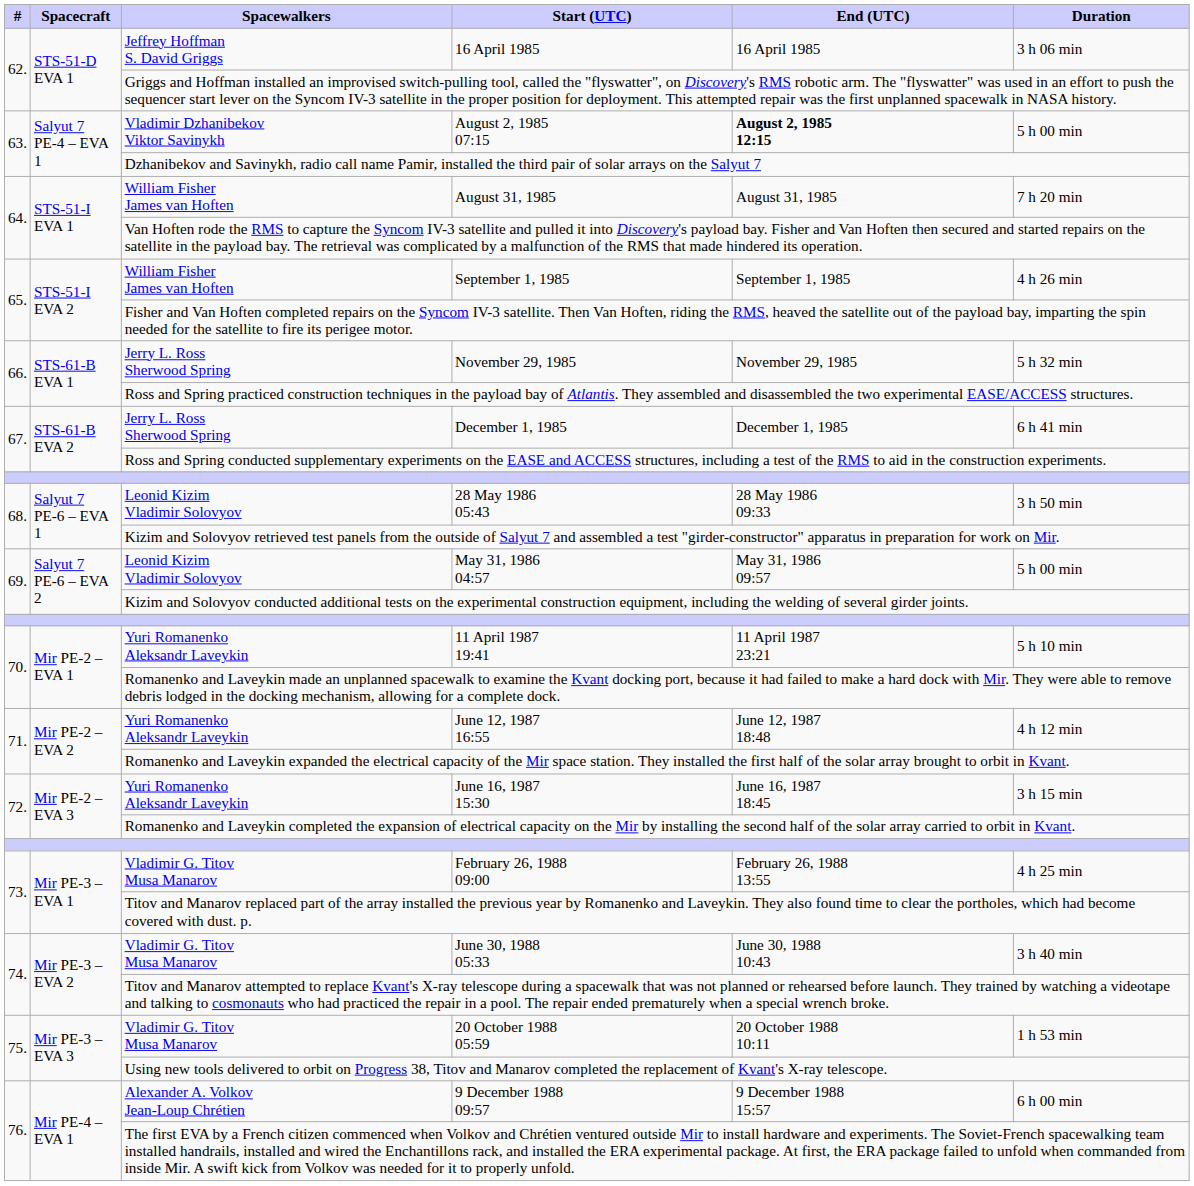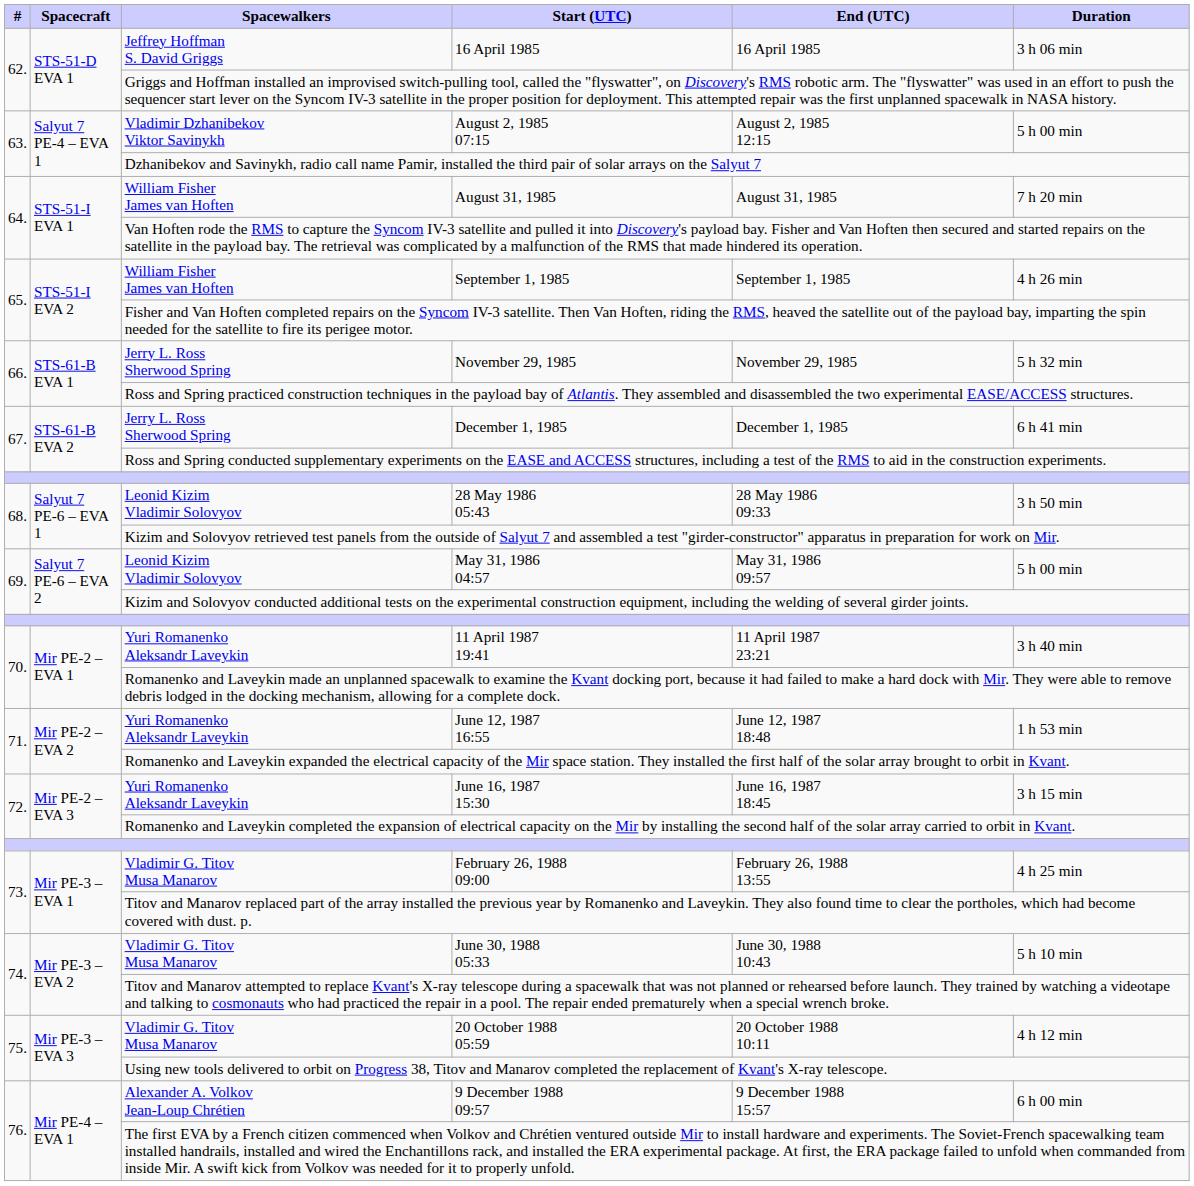(784, 131) bold -> (783, 131) normal
(1050, 646) 5 h 10 min -> (1050, 646) 3 h 40 min
(1050, 728) 4 h 12 min -> (1050, 728) 1 h 53 min
(1050, 953) 3 h 40 min -> (1050, 953) 5 h 10 min
(1050, 1036) 1 h 53 min -> (1050, 1036) 4 h 12 min
